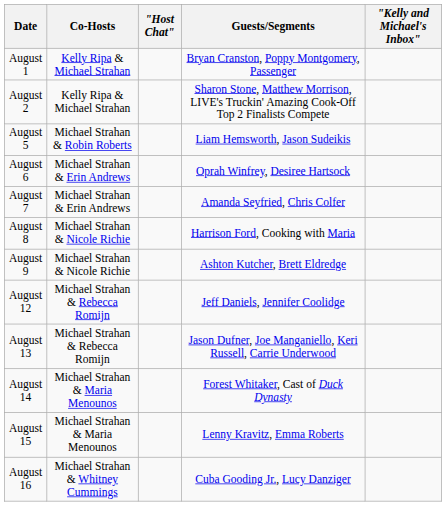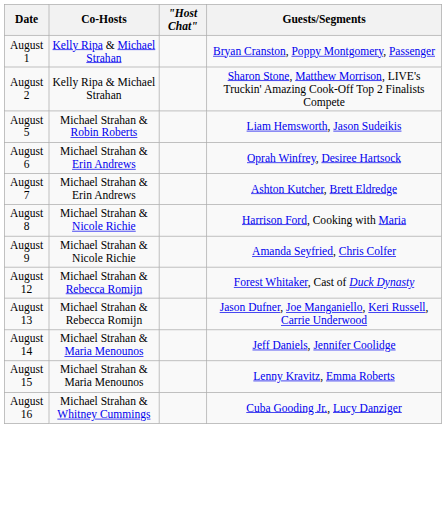- column: (403, 26)
(273, 202) Amanda Seyfried, Chris Colfer -> (324, 189) Ashton Kutcher, Brett Eldredge
(273, 264) Ashton Kutcher, Brett Eldredge -> (324, 251) Amanda Seyfried, Chris Colfer
(273, 302) Jeff Daniels, Jennifer Coolidge -> (324, 282) Forest Whitaker, Cast of Duck Dynasty
(273, 390) Forest Whitaker, Cast of Duck Dynasty -> (324, 345) Jeff Daniels, Jennifer Coolidge
